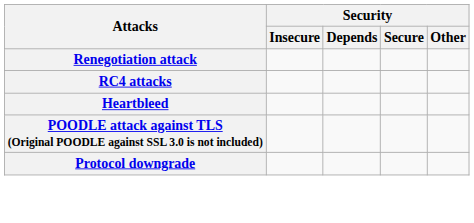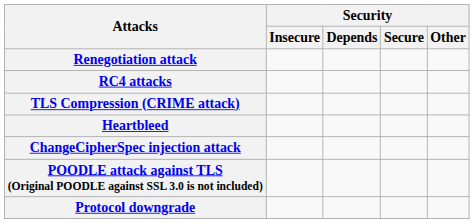+ row: (135, 103)
+ row: (135, 147)
